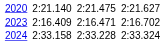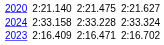rows swapped: (16, 22) <-> (16, 36)
